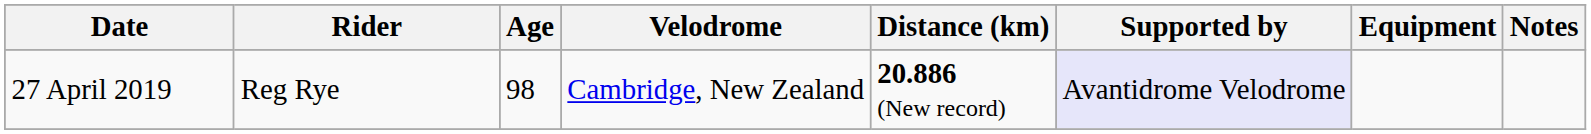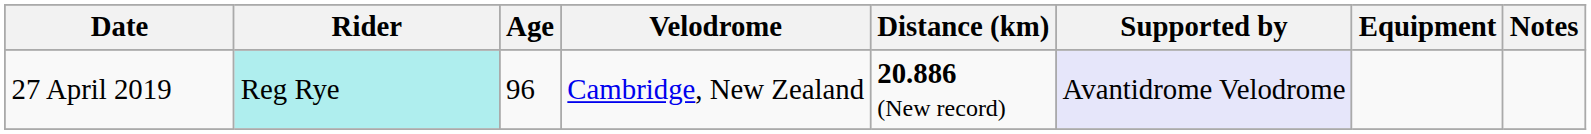(290, 89) no background -> (290, 89) paleturquoise background
(520, 89) 98 -> (520, 89) 96
